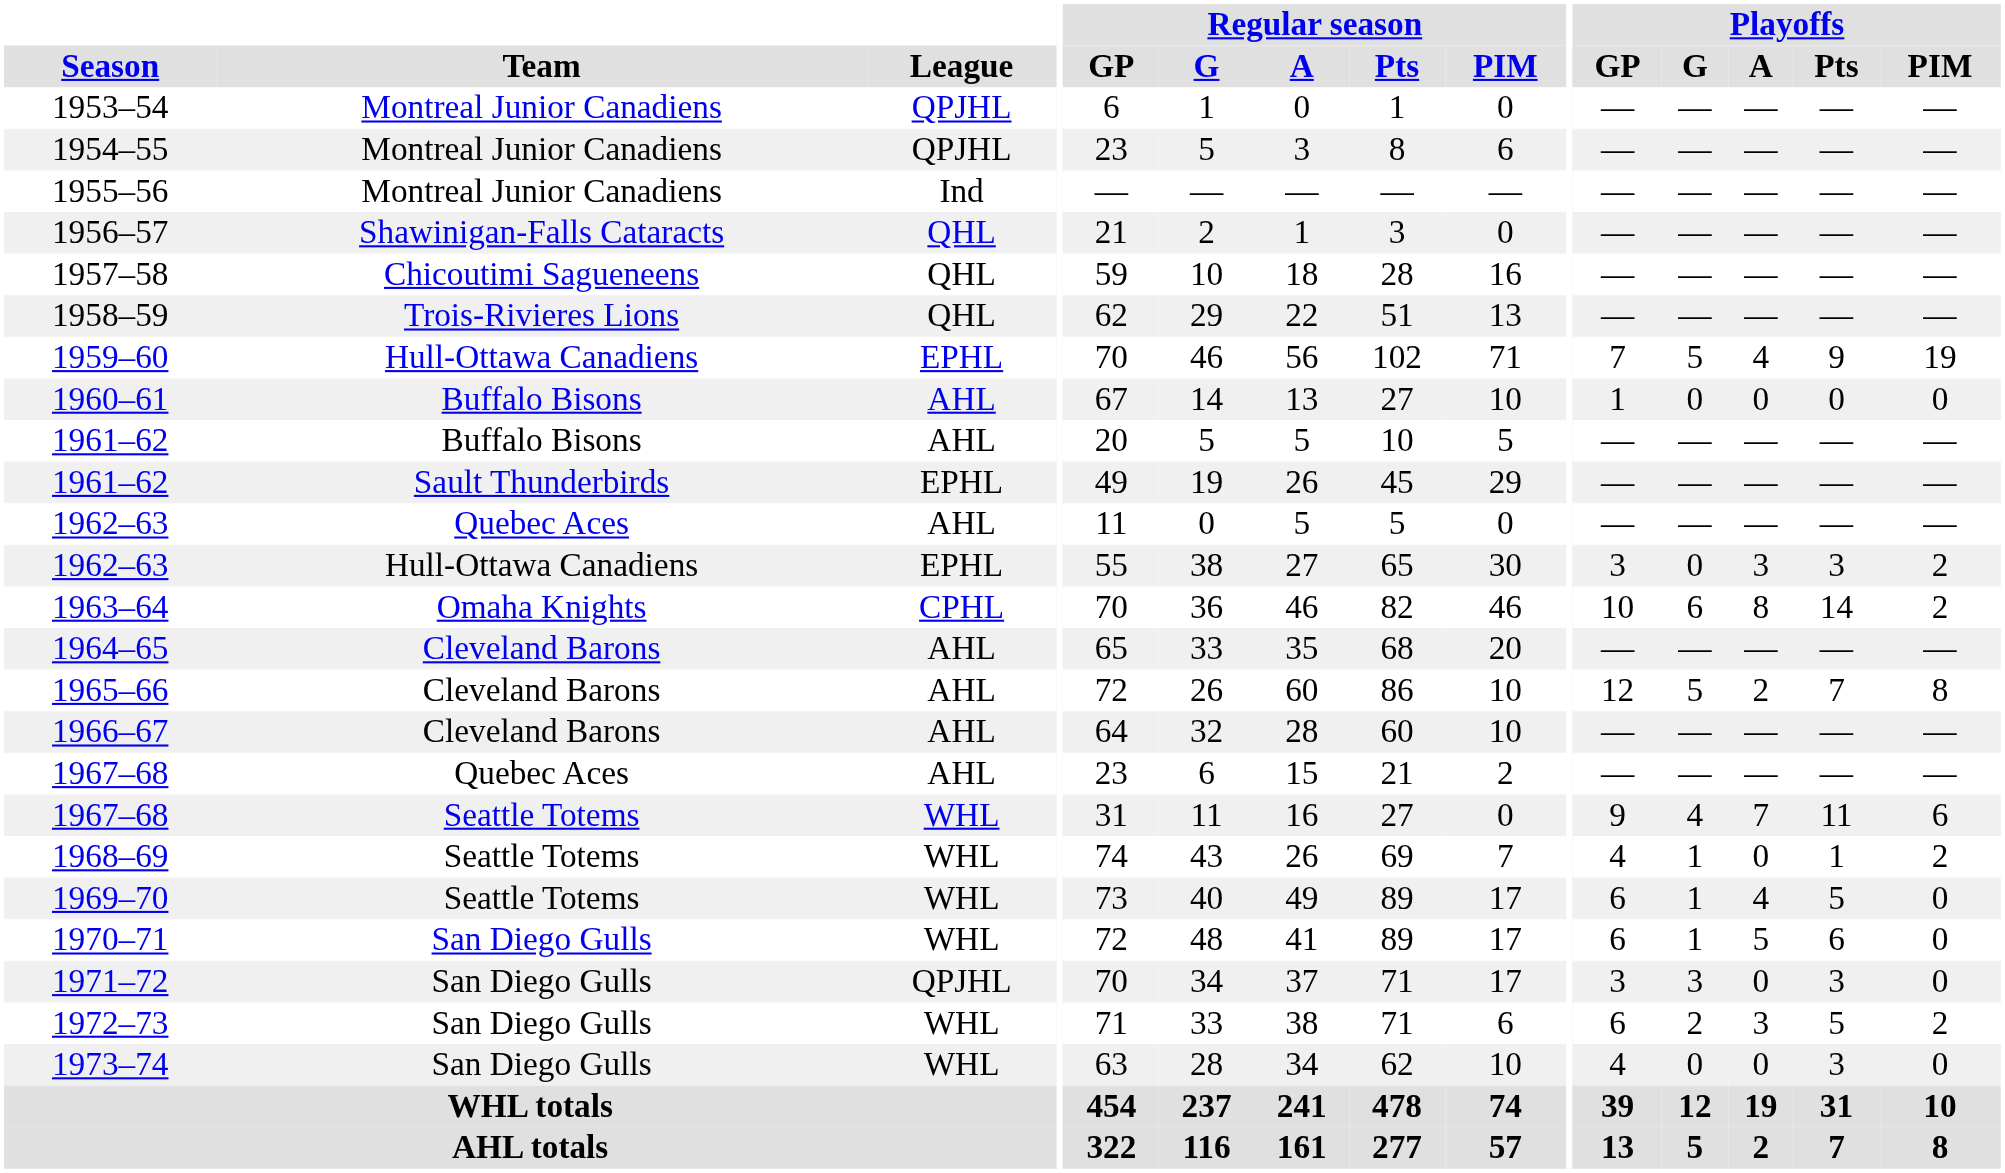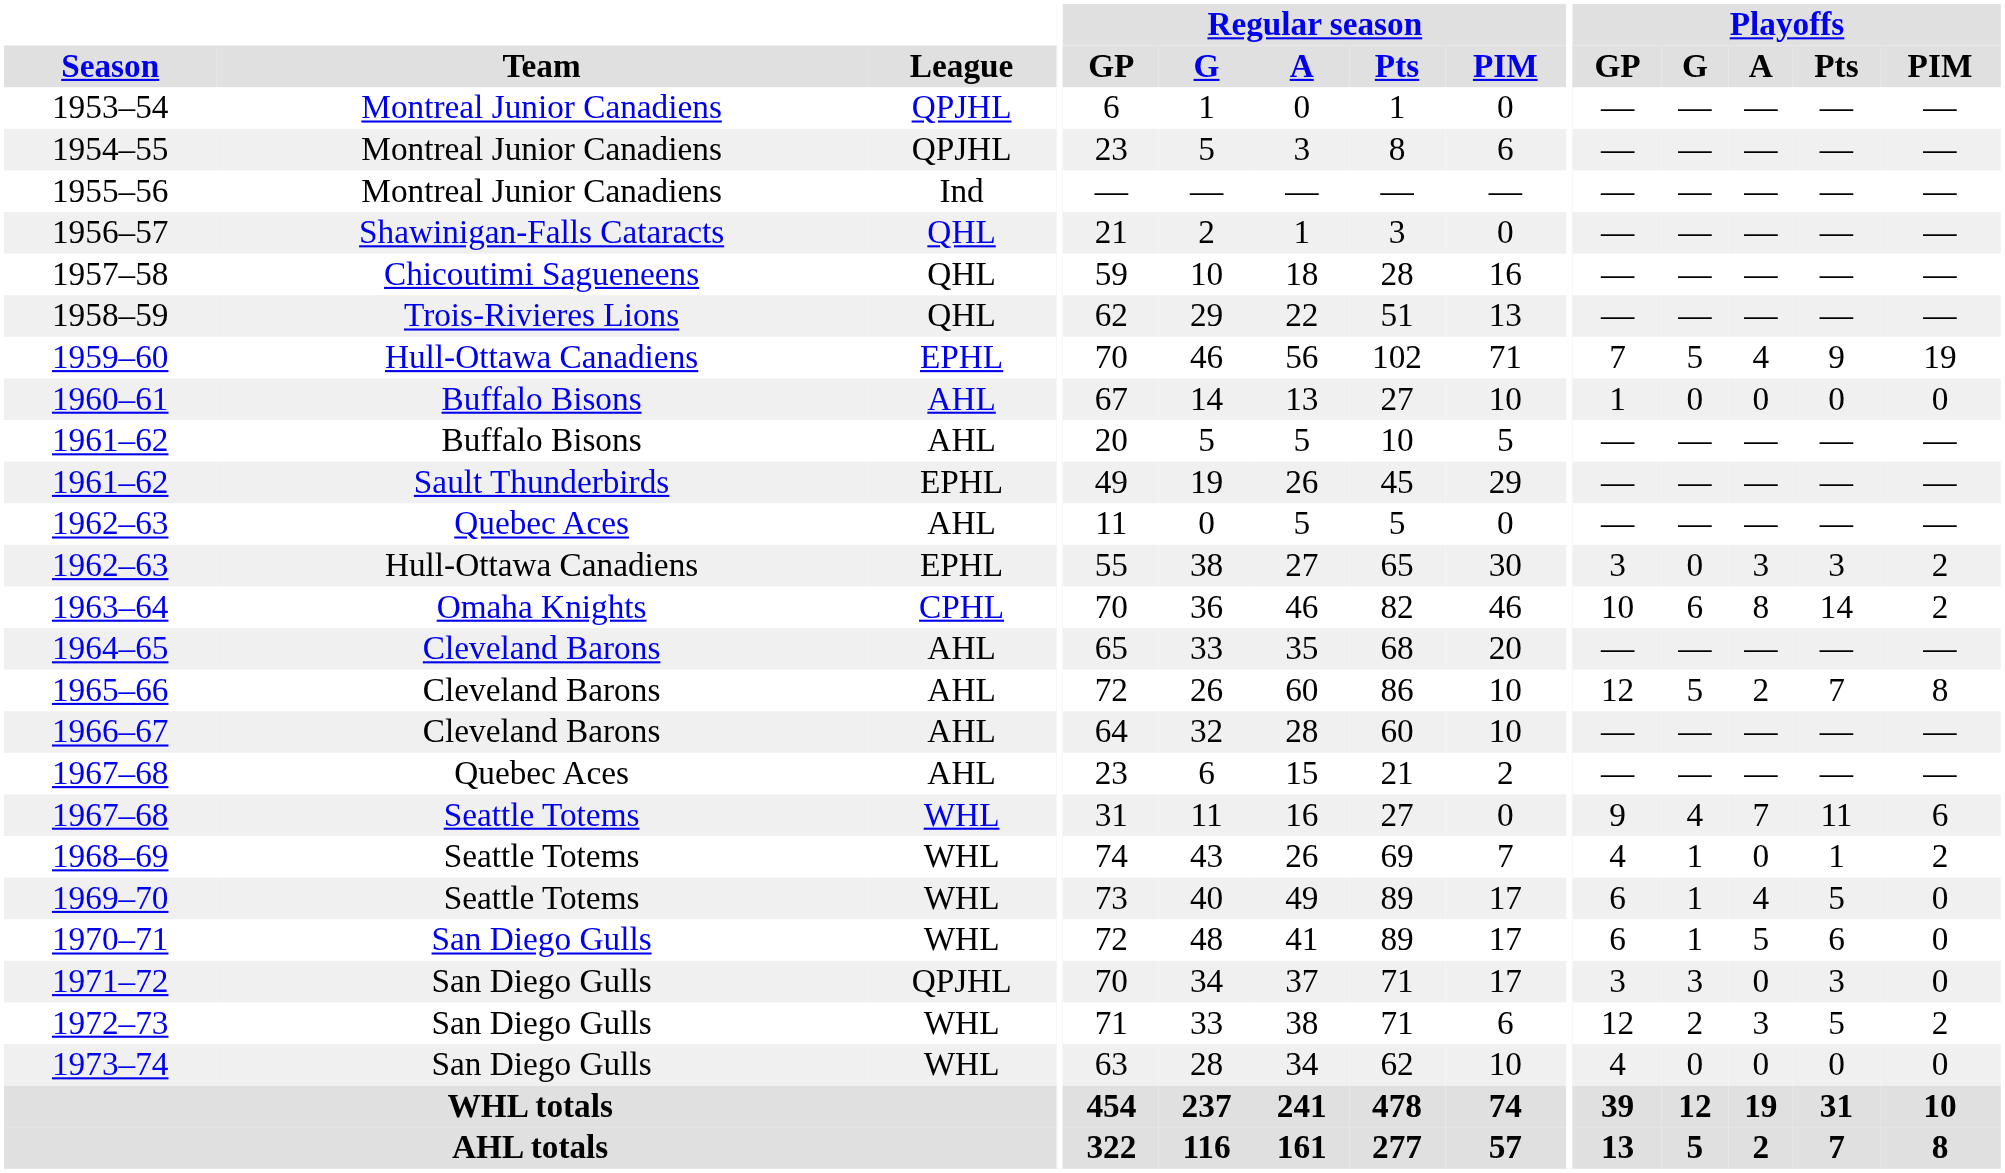(1618, 1022) 6 -> (1618, 1022) 12
(1836, 1064) 3 -> (1836, 1064) 0
